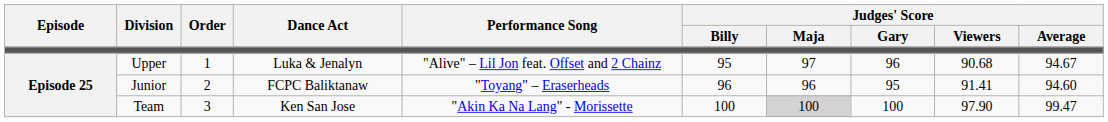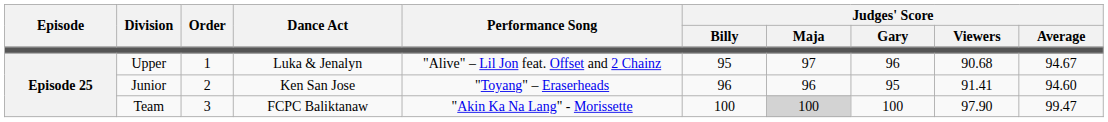(318, 85) FCPC Baliktanaw -> (318, 85) Ken San Jose
(318, 106) Ken San Jose -> (318, 106) FCPC Baliktanaw
